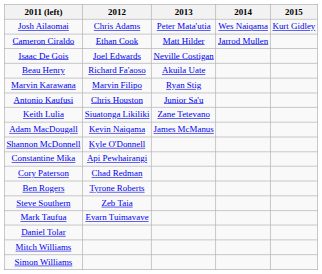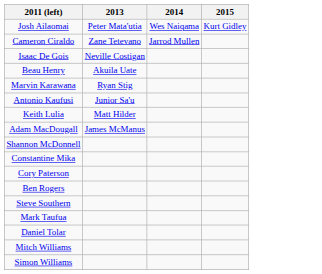- column: (117, 12)
(184, 41) Matt Hilder -> (115, 41) Zane Tetevano
(184, 115) Zane Tetevano -> (115, 115) Matt Hilder
